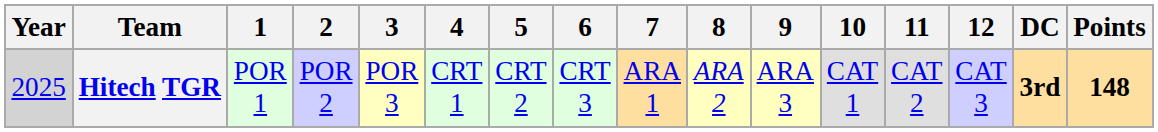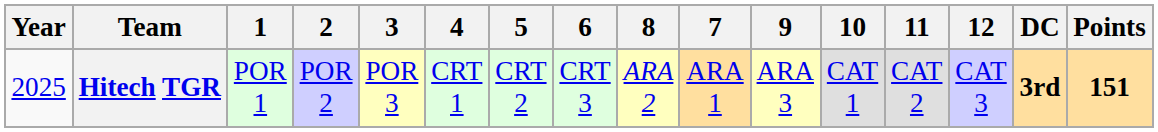columns swapped: (652, 26) <-> (719, 26)
(39, 87) lightgrey background -> (39, 87) no background
(1110, 87) 148 -> (1110, 87) 151
